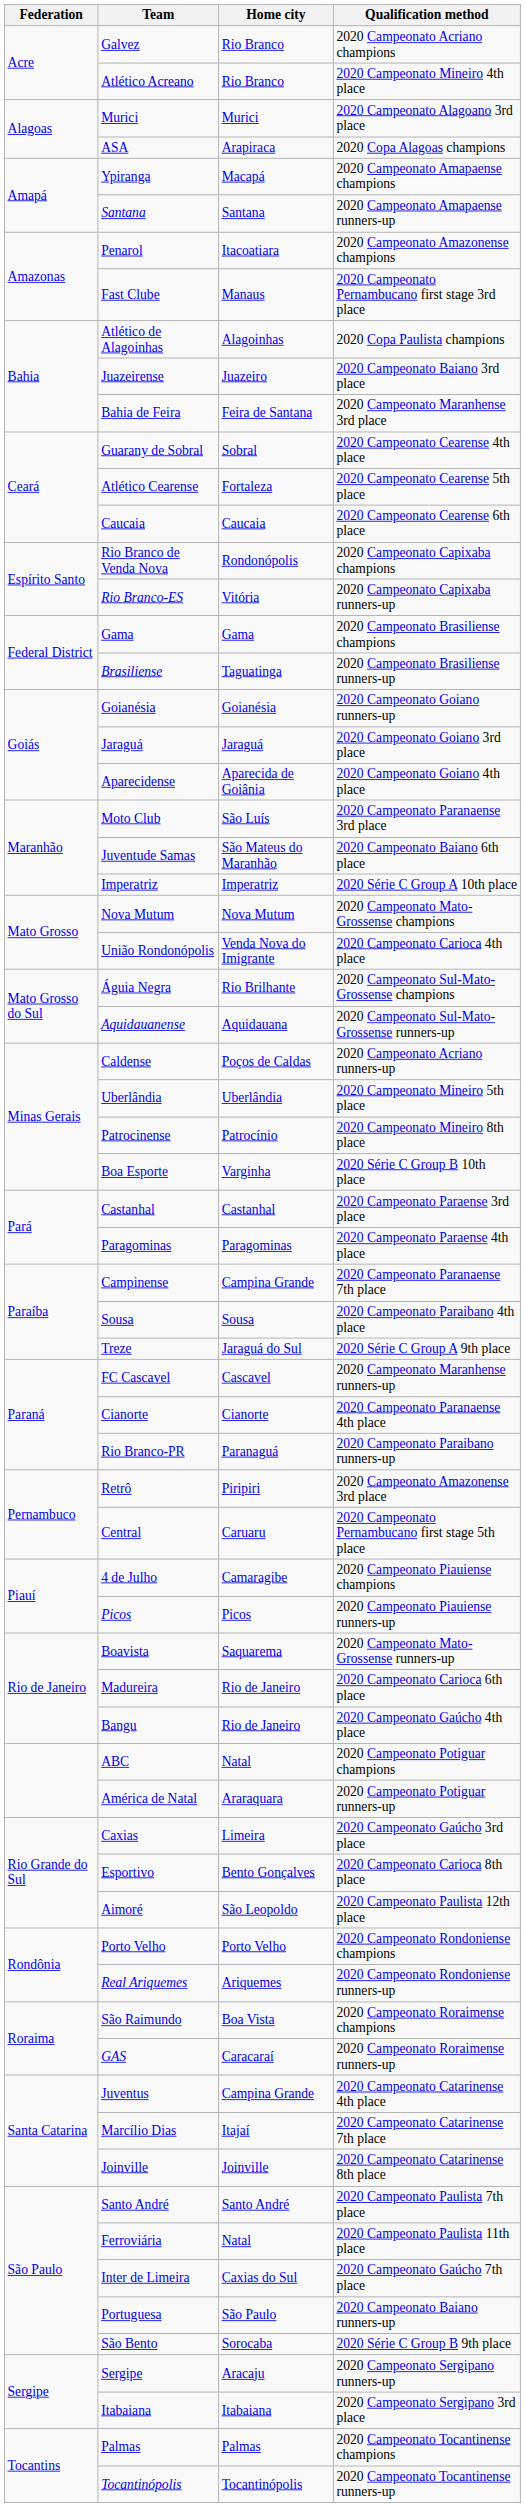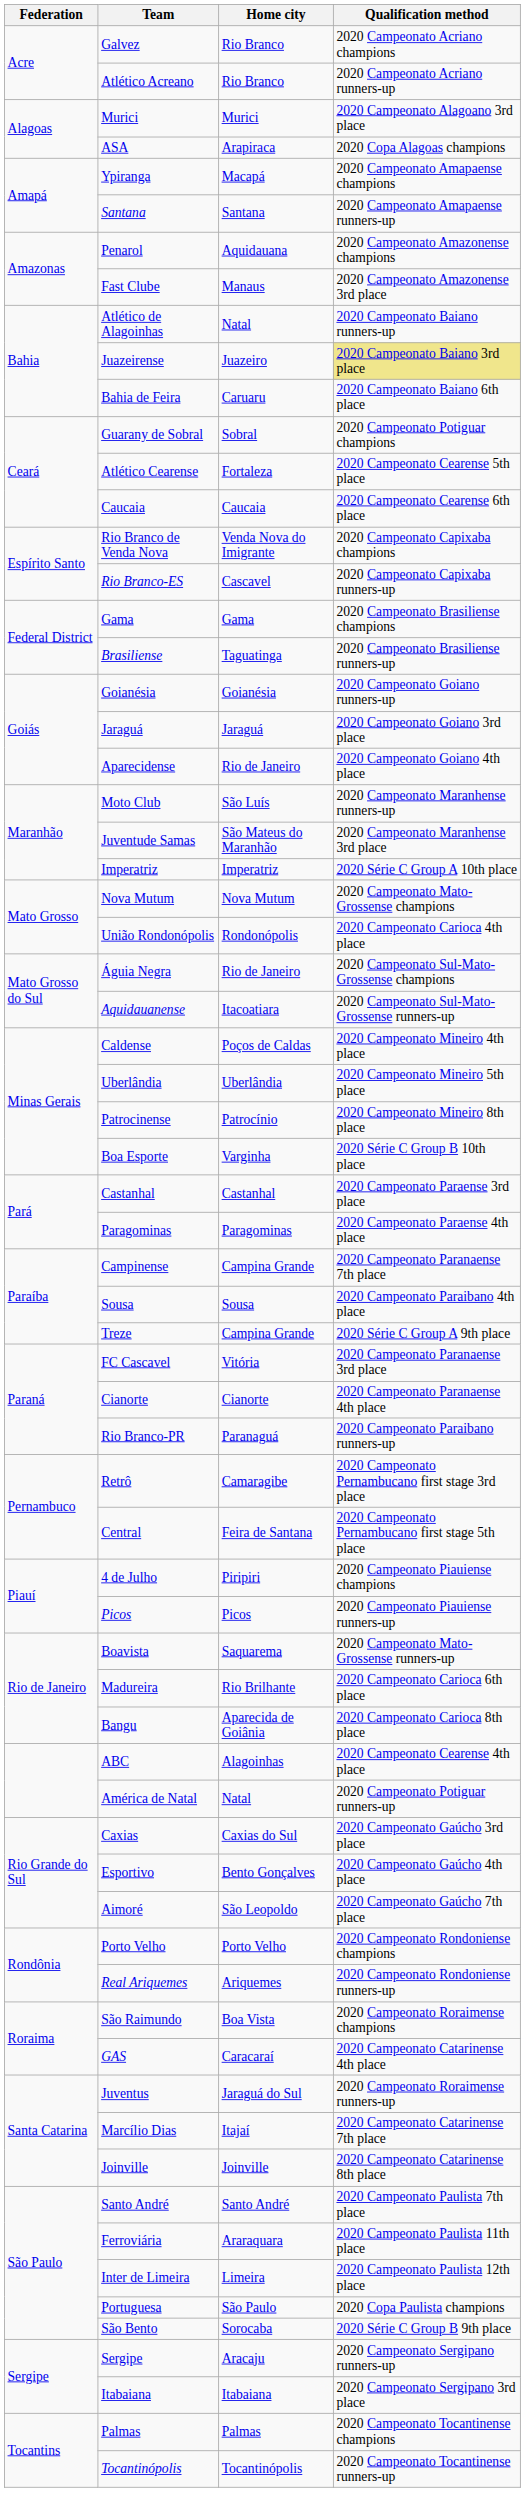(420, 81) 2020 Campeonato Mineiro 4th place -> (409, 81) 2020 Campeonato Acriano runners-up
(250, 250) Itacoatiara -> (254, 250) Aquidauana
(416, 294) 2020 Campeonato Pernambucano first stage 3rd place -> (423, 287) 2020 Campeonato Amazonense 3rd place
(253, 339) Alagoinhas -> (236, 324) Natal
(420, 339) 2020 Copa Paulista champions -> (407, 324) 2020 Campeonato Baiano runners-up
(418, 376) no background -> (418, 361) khaki background
(267, 413) Feira de Santana -> (244, 397) Caruaru
(421, 413) 2020 Campeonato Maranhense 3rd place -> (417, 397) 2020 Campeonato Baiano 6th place
(423, 450) 2020 Campeonato Cearense 4th place -> (411, 434) 2020 Campeonato Potiguar champions
(260, 560) Rondonópolis -> (264, 545) Venda Nova do Imigrante
(240, 597) Vitória -> (246, 582) Cascavel
(258, 781) Aparecida de Goiânia -> (261, 766) Rio de Janeiro
(418, 818) 2020 Campeonato Paranaense 3rd place -> (421, 803) 2020 Campeonato Maranhense runners-up
(417, 855) 2020 Campeonato Baiano 6th place -> (421, 840) 2020 Campeonato Maranhense 3rd place
(264, 950) Venda Nova do Imigrante -> (260, 935) Rondonópolis
(258, 987) Rio Brilhante -> (261, 972) Rio de Janeiro
(254, 1024) Aquidauana -> (250, 1009) Itacoatiara
(409, 1061) 2020 Campeonato Acriano runners-up -> (420, 1046) 2020 Campeonato Mineiro 4th place
(262, 1348) Jaraguá do Sul -> (268, 1333) Campina Grande
(246, 1378) Cascavel -> (240, 1362) Vitória
(421, 1378) 2020 Campeonato Maranhense runners-up -> (418, 1362) 2020 Campeonato Paranaense 3rd place
(241, 1488) Piripiri -> (254, 1481) Camaragibe
(423, 1488) 2020 Campeonato Amazonense 3rd place -> (416, 1481) 2020 Campeonato Pernambucano first stage 3rd place
(244, 1533) Caruaru -> (267, 1533) Feira de Santana
(254, 1577) Camaragibe -> (241, 1577) Piripiri
(261, 1688) Rio de Janeiro -> (258, 1688) Rio Brilhante
(261, 1725) Rio de Janeiro -> (258, 1725) Aparecida de Goiânia
(419, 1725) 2020 Campeonato Gaúcho 4th place -> (419, 1725) 2020 Campeonato Carioca 8th place
(236, 1762) Natal -> (253, 1762) Alagoinhas
(411, 1762) 2020 Campeonato Potiguar champions -> (423, 1762) 2020 Campeonato Cearense 4th place
(252, 1798) Araraquara -> (236, 1798) Natal
(243, 1835) Limeira -> (259, 1835) Caxias do Sul
(419, 1872) 2020 Campeonato Carioca 8th place -> (419, 1872) 2020 Campeonato Gaúcho 4th place
(423, 1909) 2020 Campeonato Paulista 12th place -> (419, 1909) 2020 Campeonato Gaúcho 7th place
(420, 2056) 2020 Campeonato Roraimense runners-up -> (420, 2056) 2020 Campeonato Catarinense 4th place
(268, 2093) Campina Grande -> (262, 2093) Jaraguá do Sul
(420, 2093) 2020 Campeonato Catarinense 4th place -> (420, 2093) 2020 Campeonato Roraimense runners-up
(236, 2241) Natal -> (252, 2241) Araraquara
(259, 2278) Caxias do Sul -> (243, 2278) Limeira
(419, 2278) 2020 Campeonato Gaúcho 7th place -> (423, 2278) 2020 Campeonato Paulista 12th place
(407, 2315) 2020 Campeonato Baiano runners-up -> (420, 2307) 2020 Copa Paulista champions
